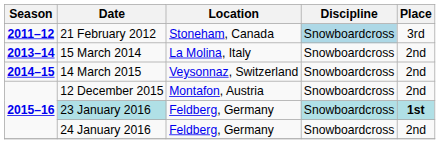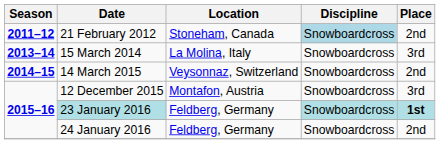(416, 33) 3rd -> (416, 33) 2nd
(416, 53) 2nd -> (416, 53) 3rd
(416, 91) 2nd -> (416, 91) 3rd
